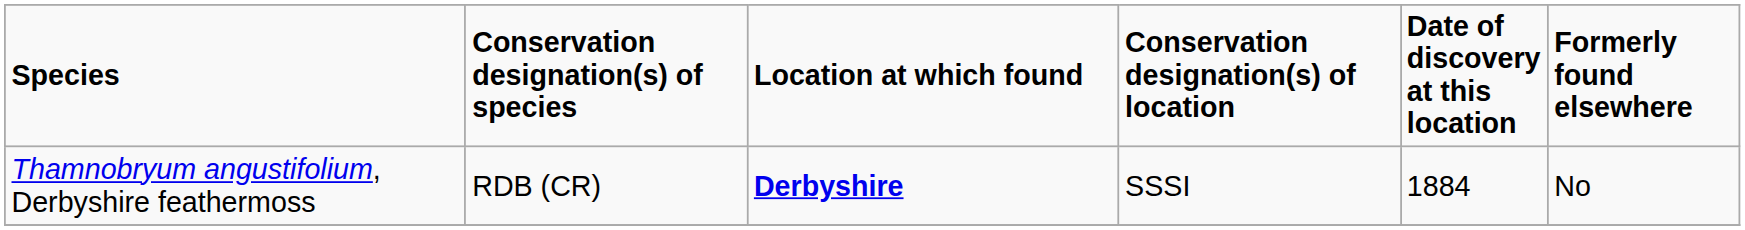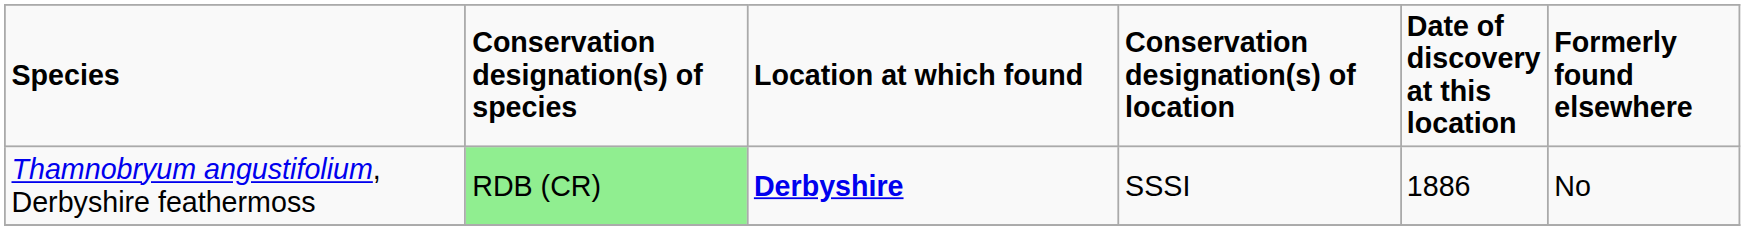(537, 185) no background -> (537, 185) lightgreen background
(1439, 185) 1884 -> (1439, 185) 1886
